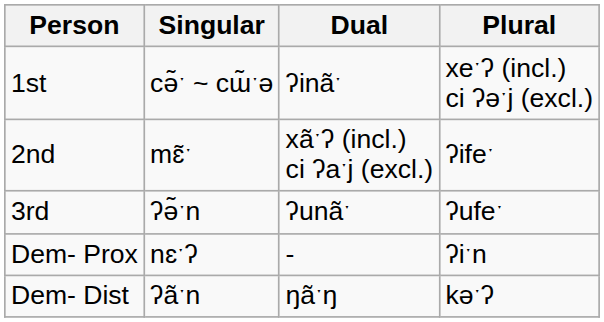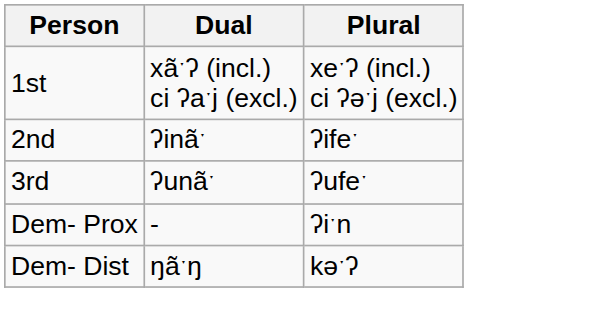- column: (212, 25)
(314, 82) ʔinãˑ -> (224, 82) xãˑʔ (incl.) ci ʔaˑj (excl.)
(359, 154) xãˑʔ (incl.) ci ʔaˑj (excl.) -> (178, 139) ʔinãˑ
